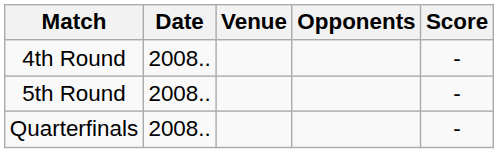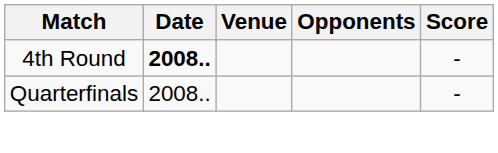(180, 57) normal -> (180, 57) bold
- row: (74, 93)
